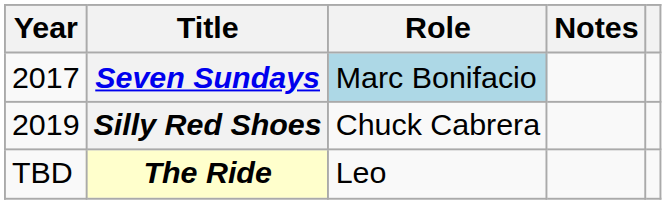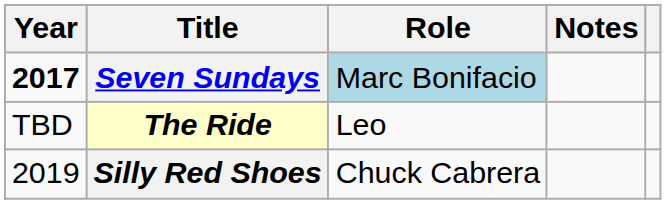(46, 76) normal -> (46, 76) bold
rows swapped: (208, 125) <-> (208, 173)
